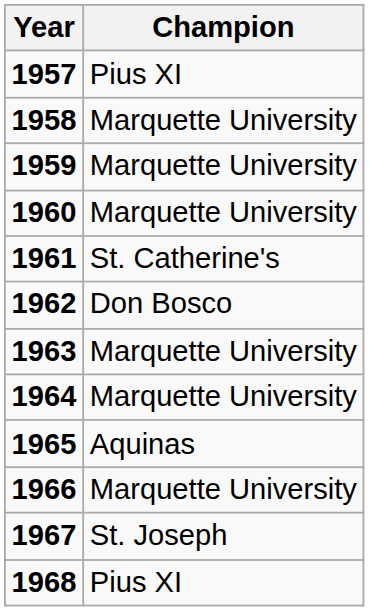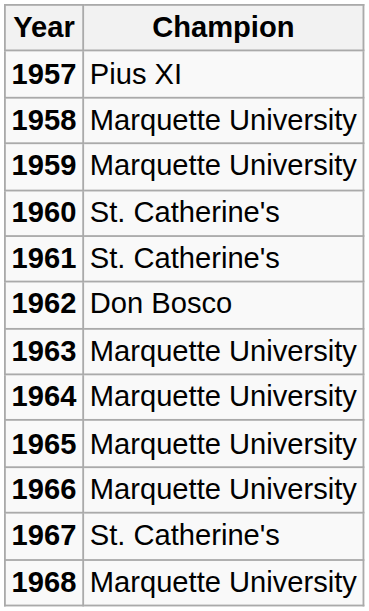(223, 212) Marquette University -> (185, 212) St. Catherine's
(142, 443) Aquinas -> (223, 443) Marquette University
(159, 535) St. Joseph -> (185, 535) St. Catherine's
(136, 581) Pius XI -> (223, 581) Marquette University
